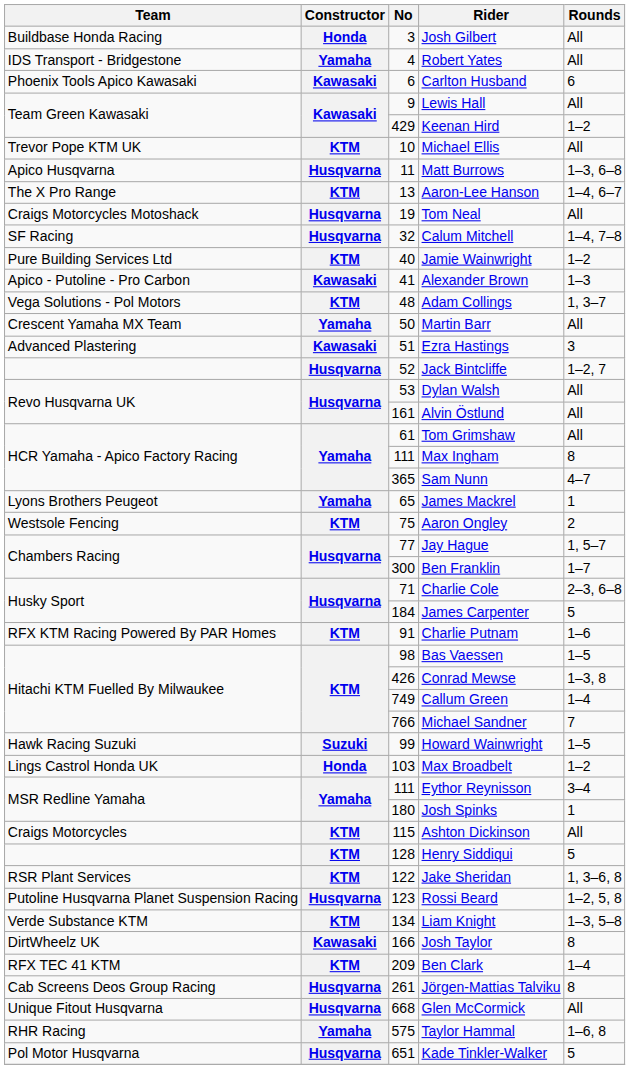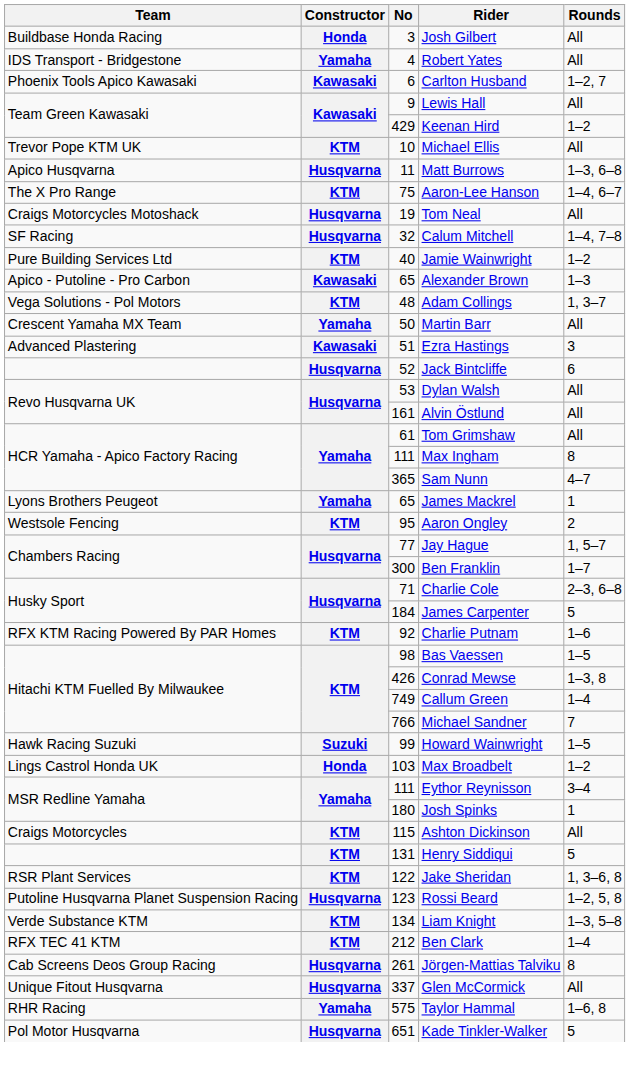(571, 81) 6 -> (587, 81) 1–2, 7
(407, 192) 13 -> (407, 192) 75
(407, 280) 41 -> (407, 280) 65
(587, 368) 1–2, 7 -> (571, 368) 6
(407, 523) 75 -> (407, 523) 95
(407, 633) 91 -> (407, 633) 92
(403, 854) 128 -> (403, 854) 131
- row: (457, 943)
(403, 965) 209 -> (403, 943) 212
(403, 1009) 668 -> (403, 987) 337
